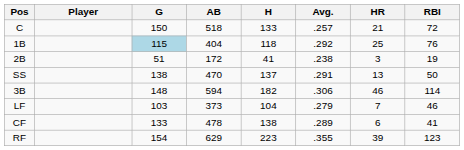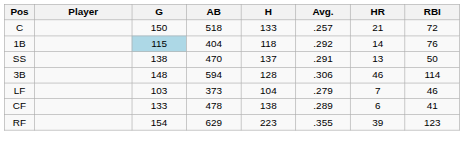(378, 43) 25 -> (378, 43) 14
- row: (19, 59)
(268, 91) 182 -> (268, 75) 128
